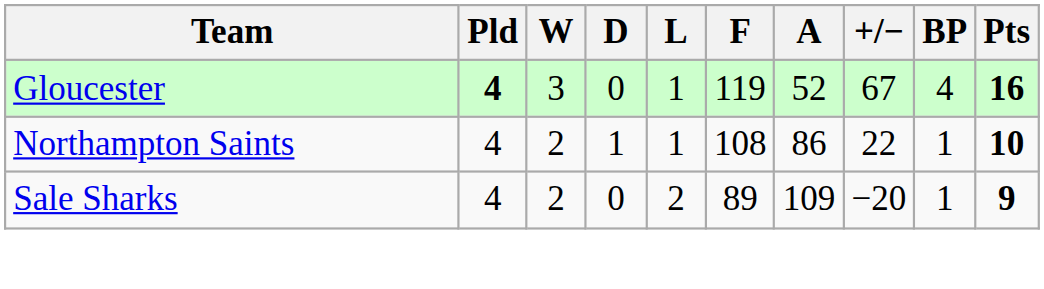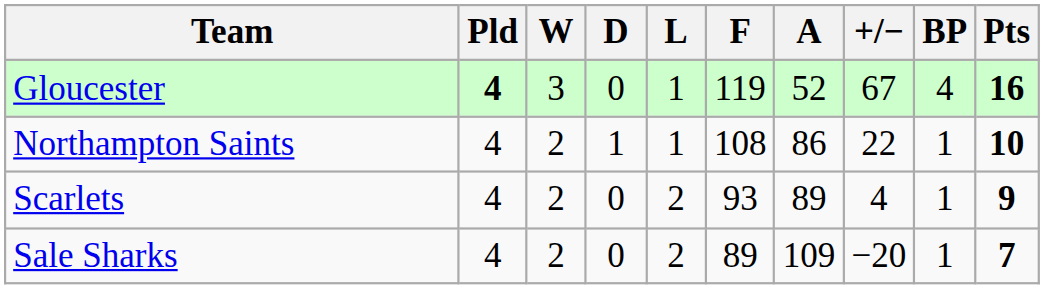+ row: (69, 198)
(1007, 198) 9 -> (1007, 254) 7
